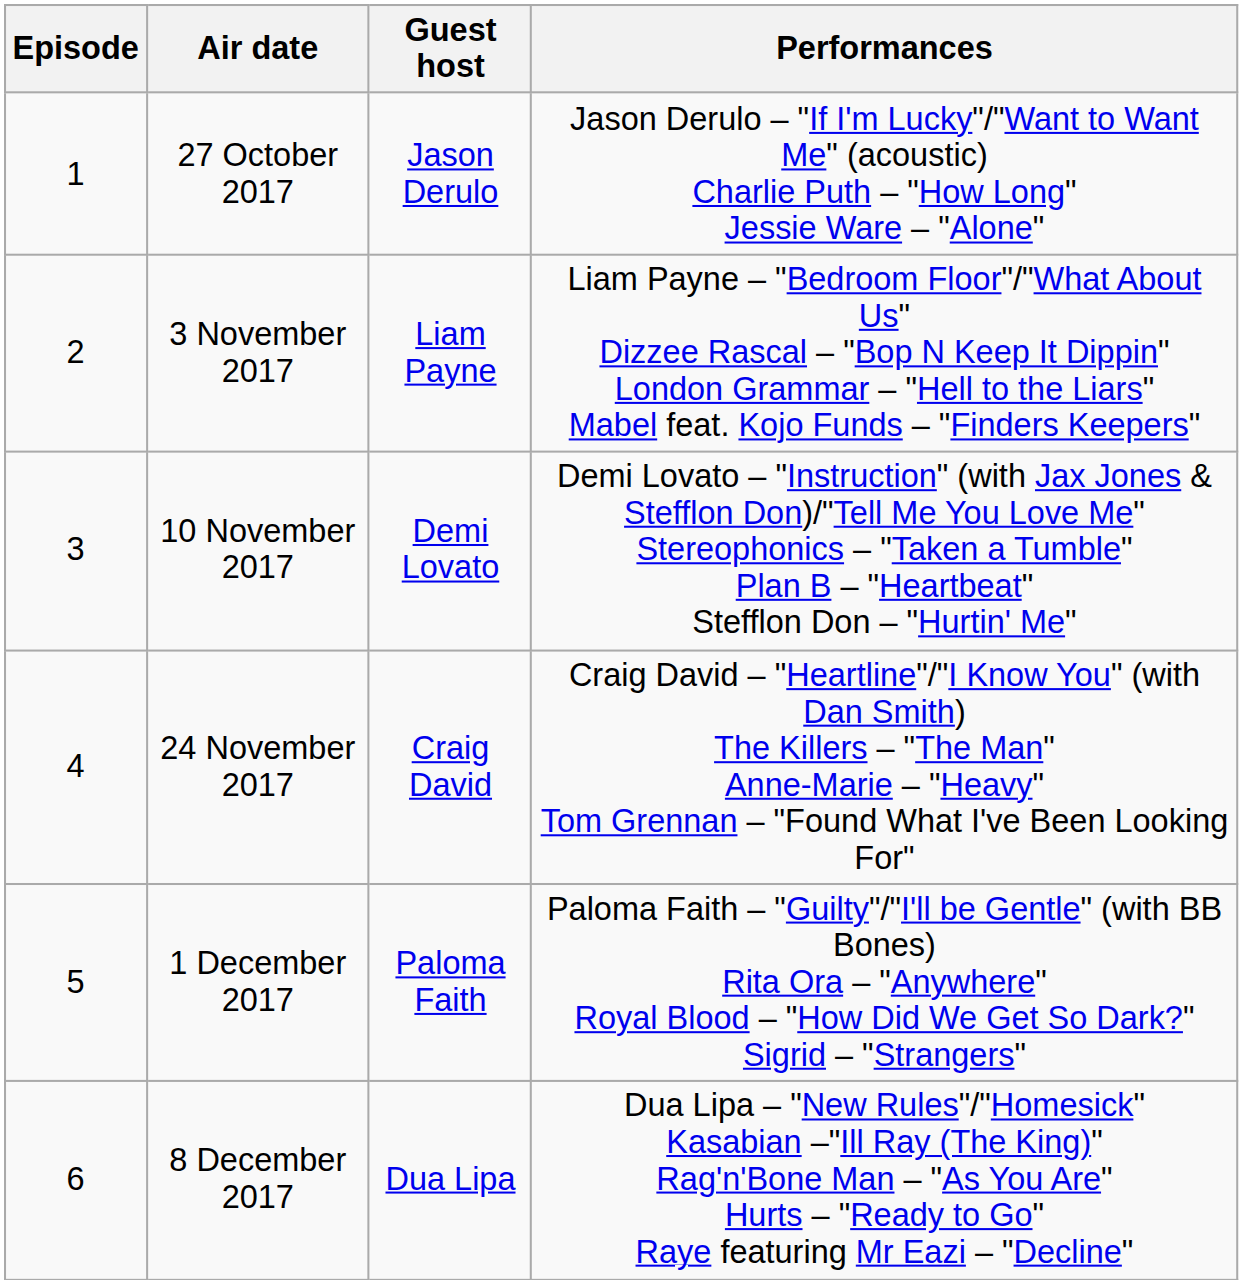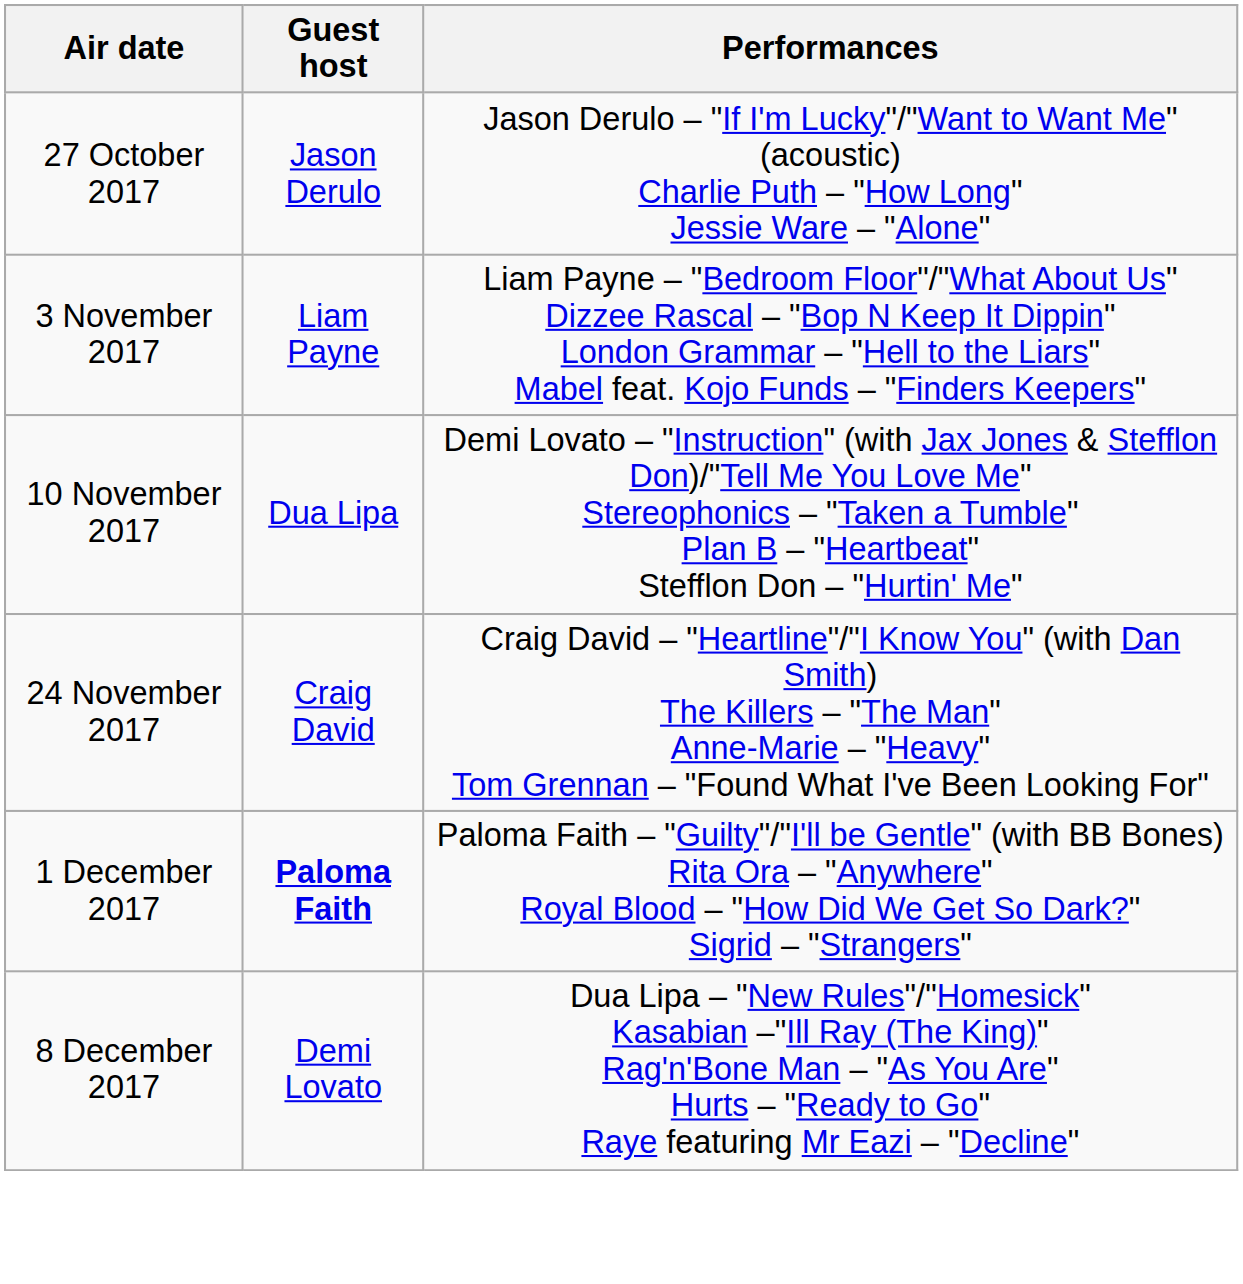- column: (76, 48)
(450, 550) Demi Lovato -> (333, 513) Dua Lipa
(451, 982) normal -> (333, 890) bold
(450, 1179) Dua Lipa -> (333, 1070) Demi Lovato
